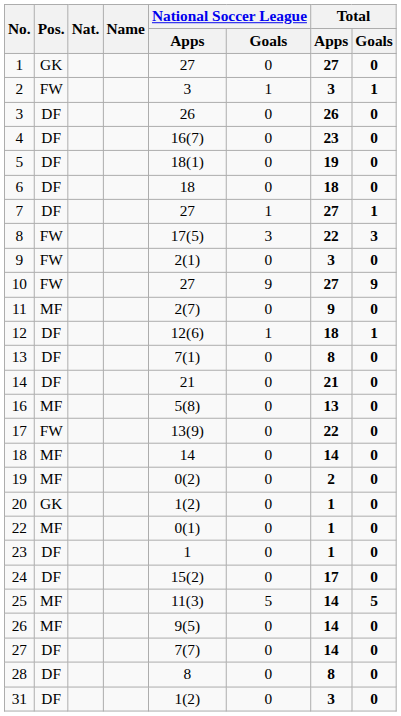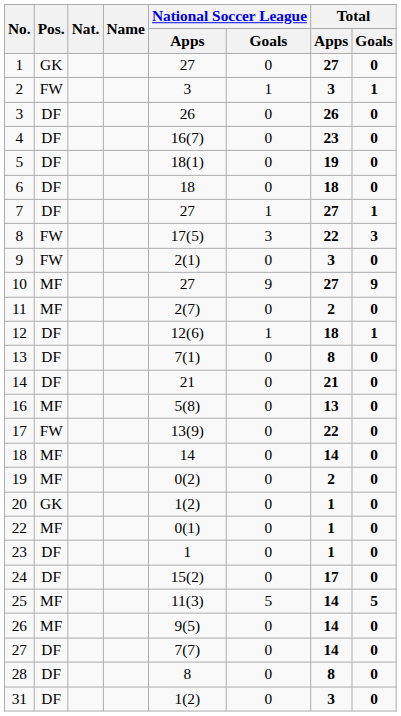(51, 284) FW -> (51, 284) MF
(331, 308) 9 -> (331, 308) 2
